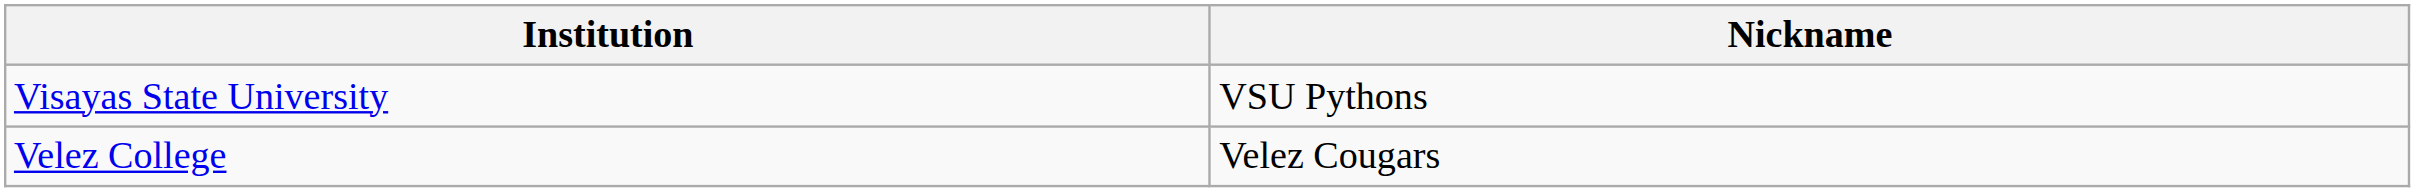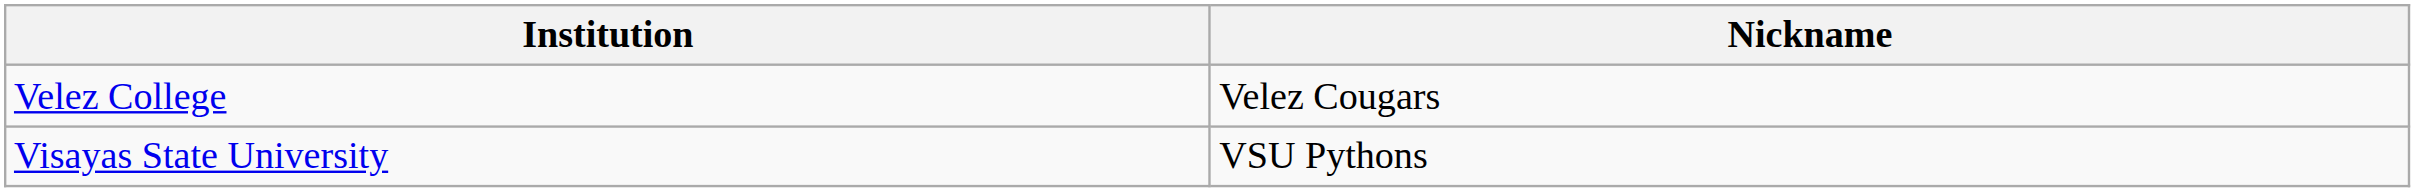rows swapped: (120, 155) <-> (201, 95)
